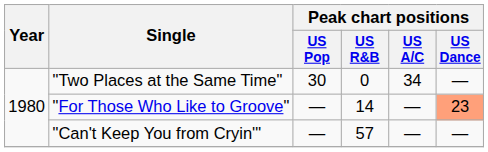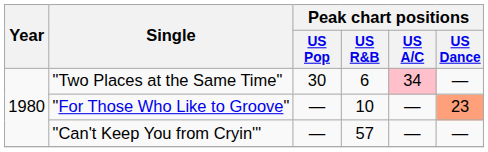(365, 81) 0 -> (365, 81) 6
(412, 81) no background -> (412, 81) pink background
(365, 107) 14 -> (365, 107) 10
